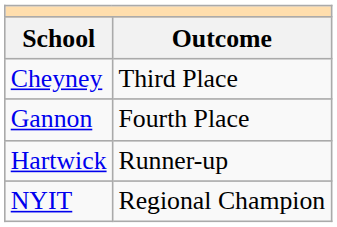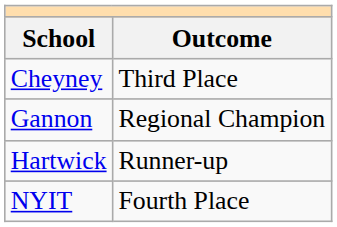(184, 119) Fourth Place -> (222, 119) Regional Champion
(222, 200) Regional Champion -> (184, 200) Fourth Place
